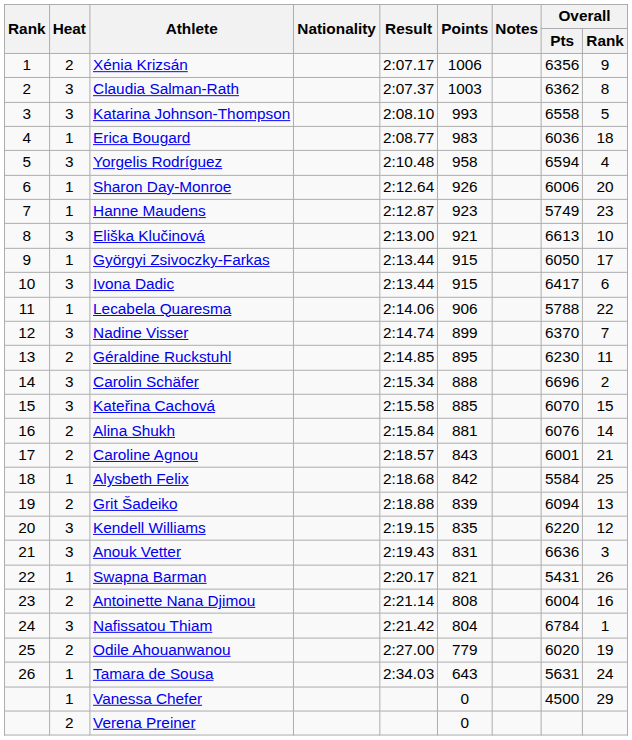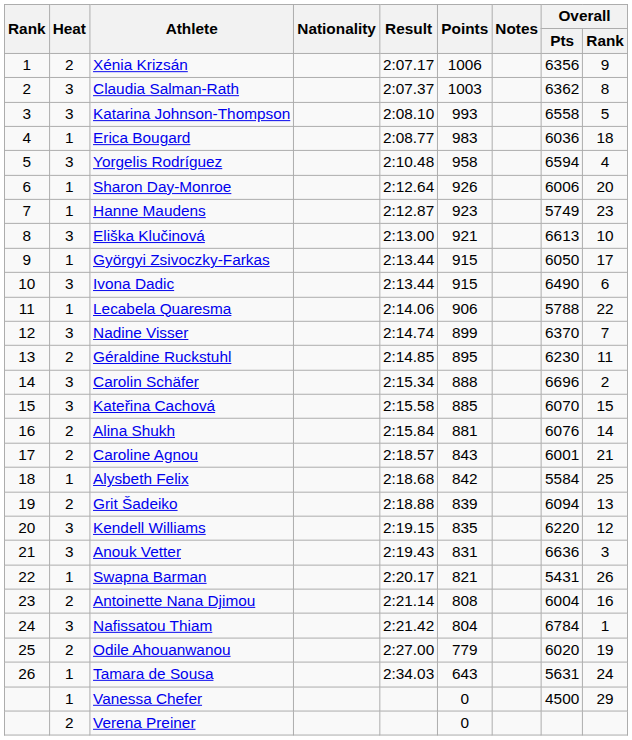(562, 284) 6417 -> (562, 284) 6490
